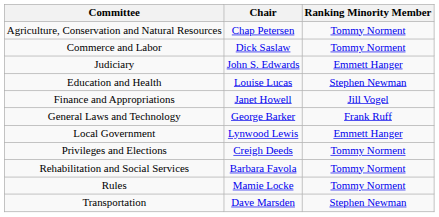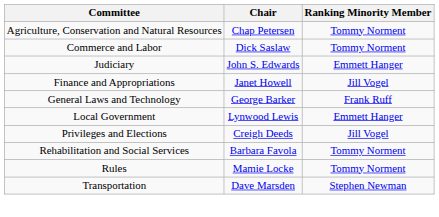- row: (114, 82)
(368, 151) Tommy Norment -> (368, 133) Jill Vogel
